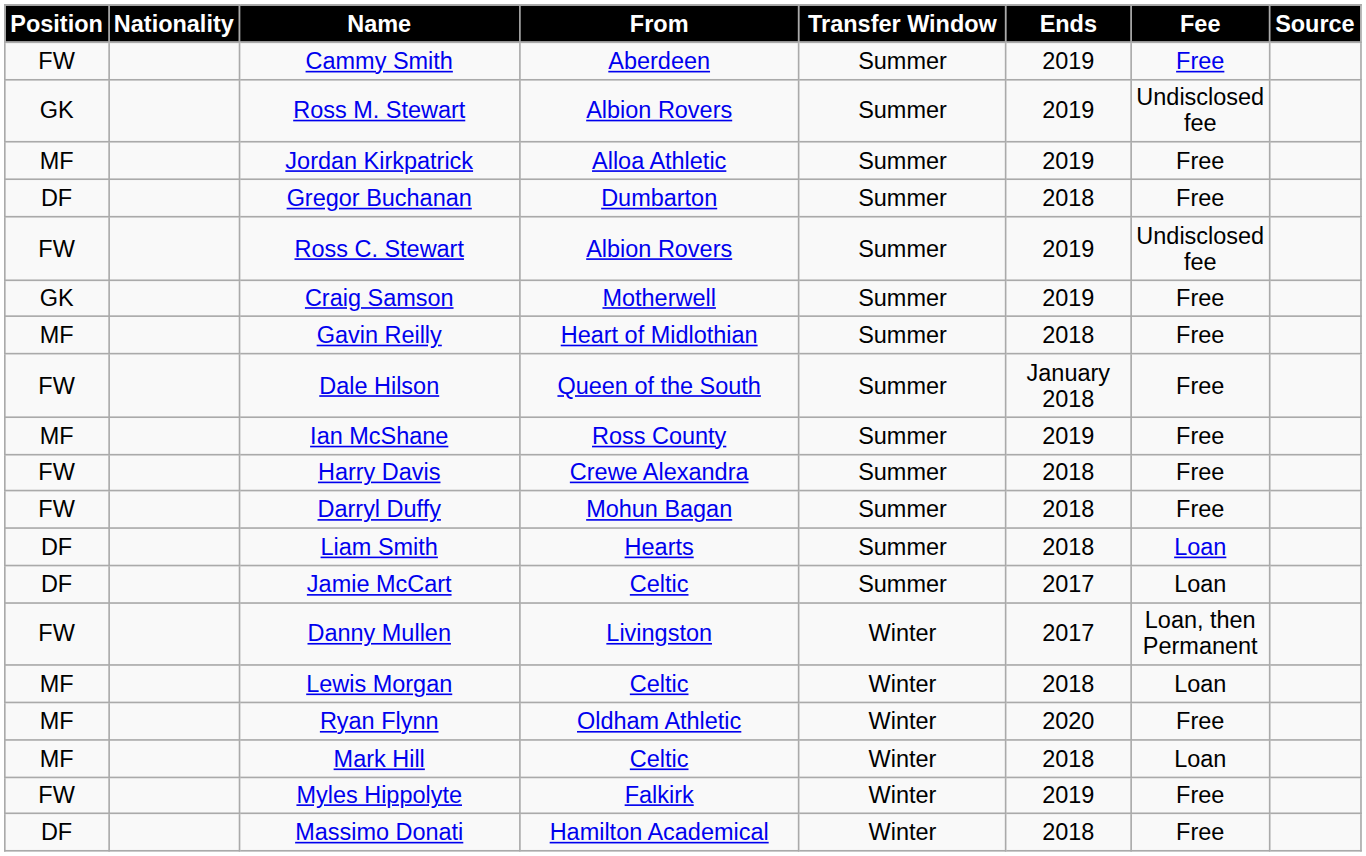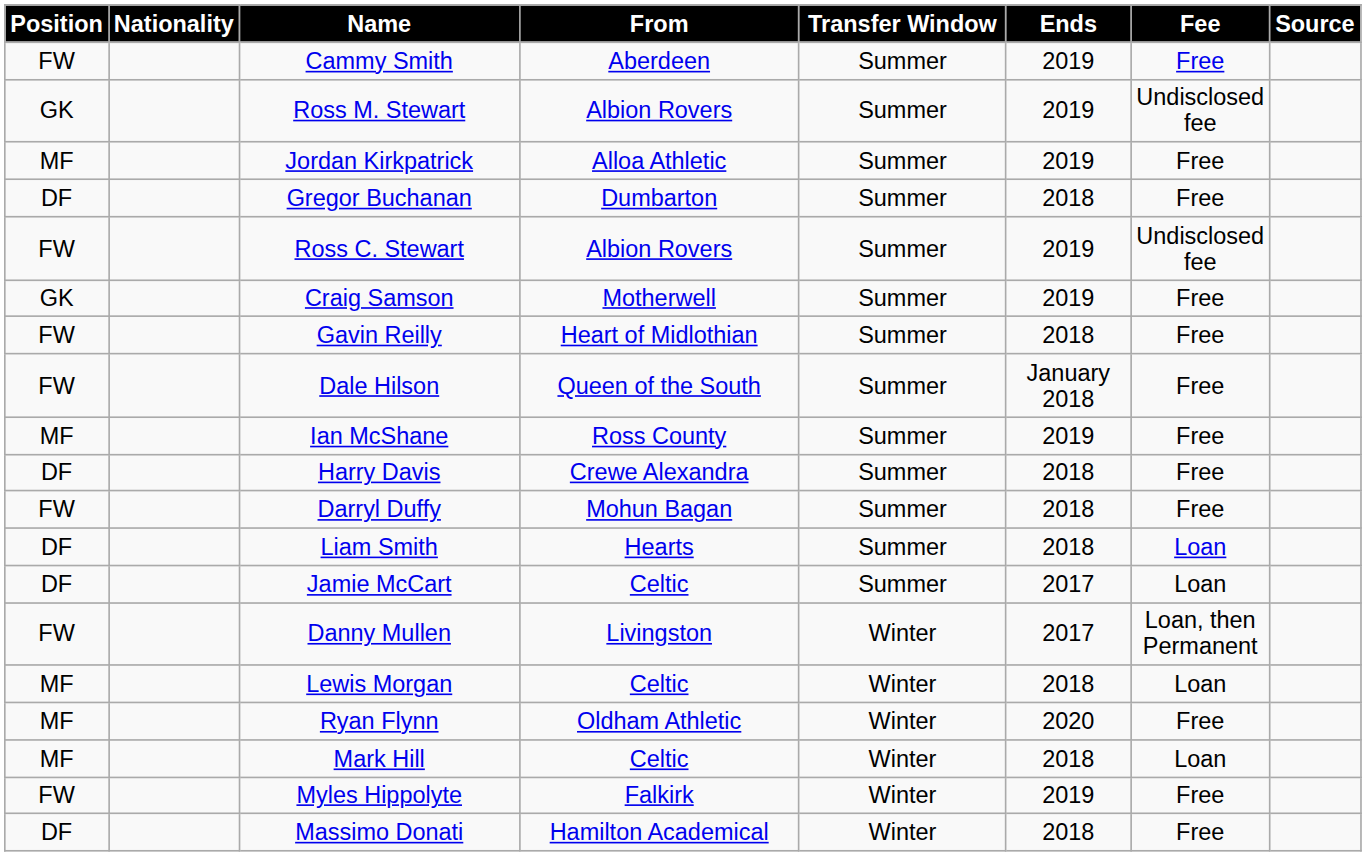(57, 335) MF -> (57, 335) FW
(57, 473) FW -> (57, 473) DF
